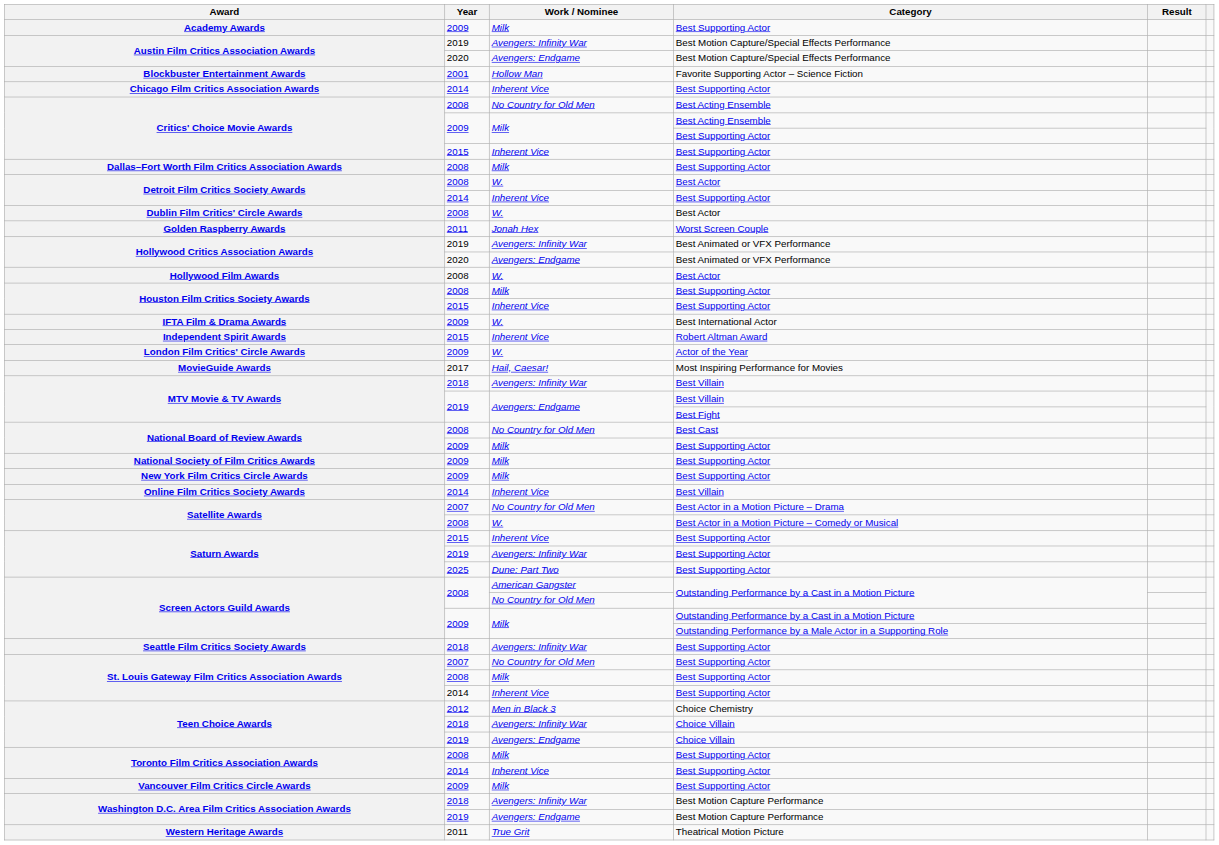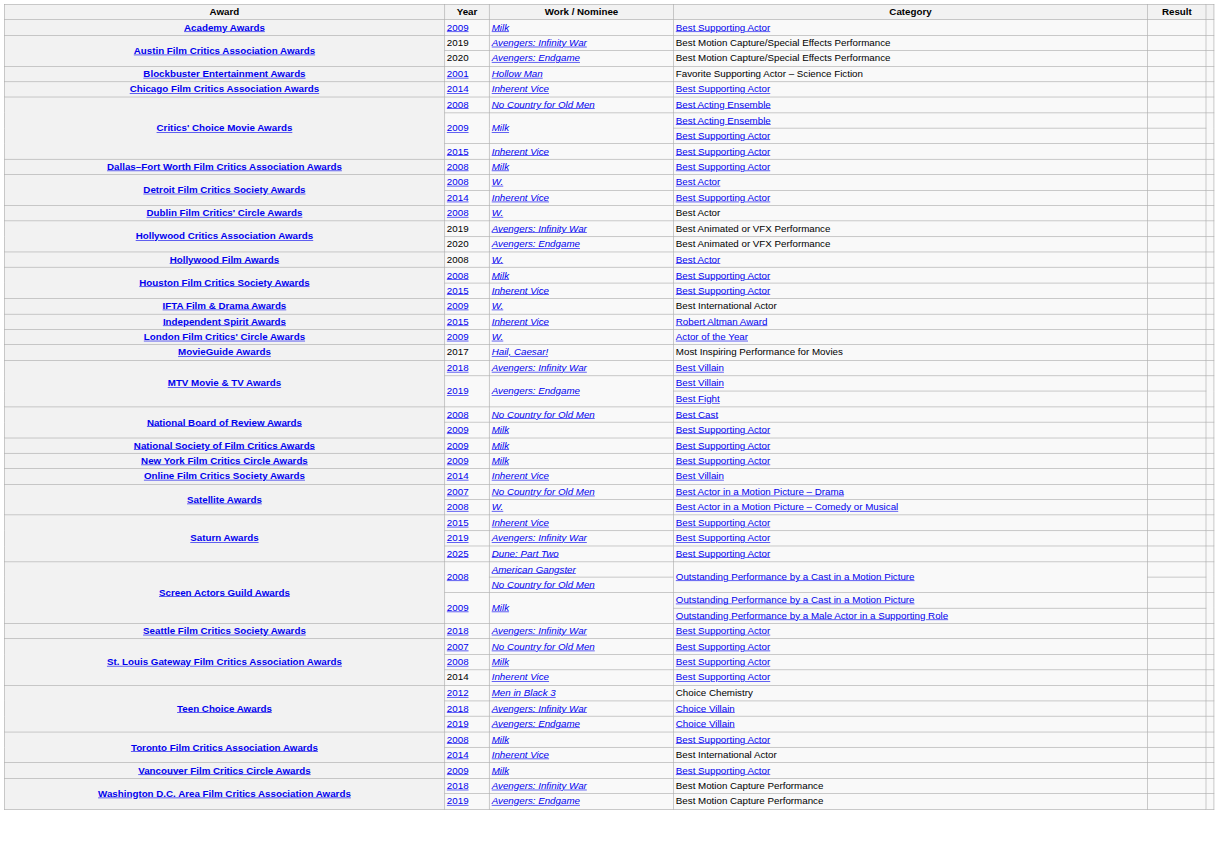- row: (224, 228)
(723, 770) Best Supporting Actor -> (726, 755) Best International Actor
- row: (224, 832)
